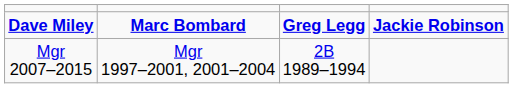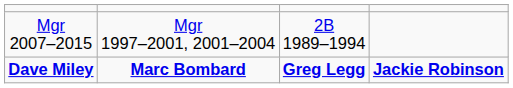rows swapped: (51, 25) <-> (51, 60)
